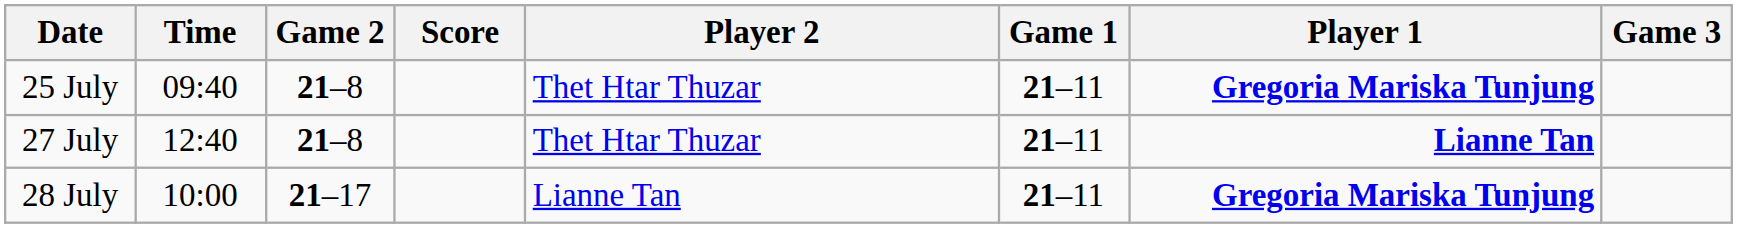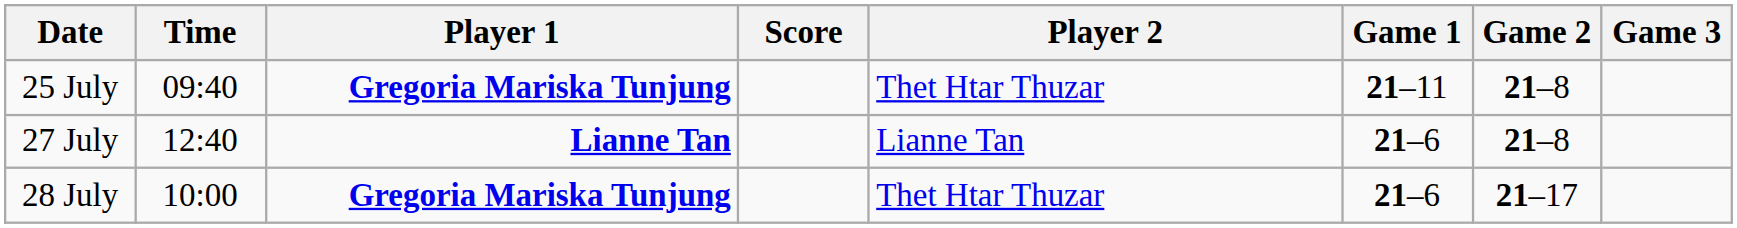columns swapped: (1365, 32) <-> (330, 32)
(647, 140) Thet Htar Thuzar -> (950, 140) Lianne Tan
(1063, 140) 21–11 -> (1407, 140) 21–6
(607, 195) Lianne Tan -> (990, 195) Thet Htar Thuzar
(1063, 195) 21–11 -> (1407, 195) 21–6
